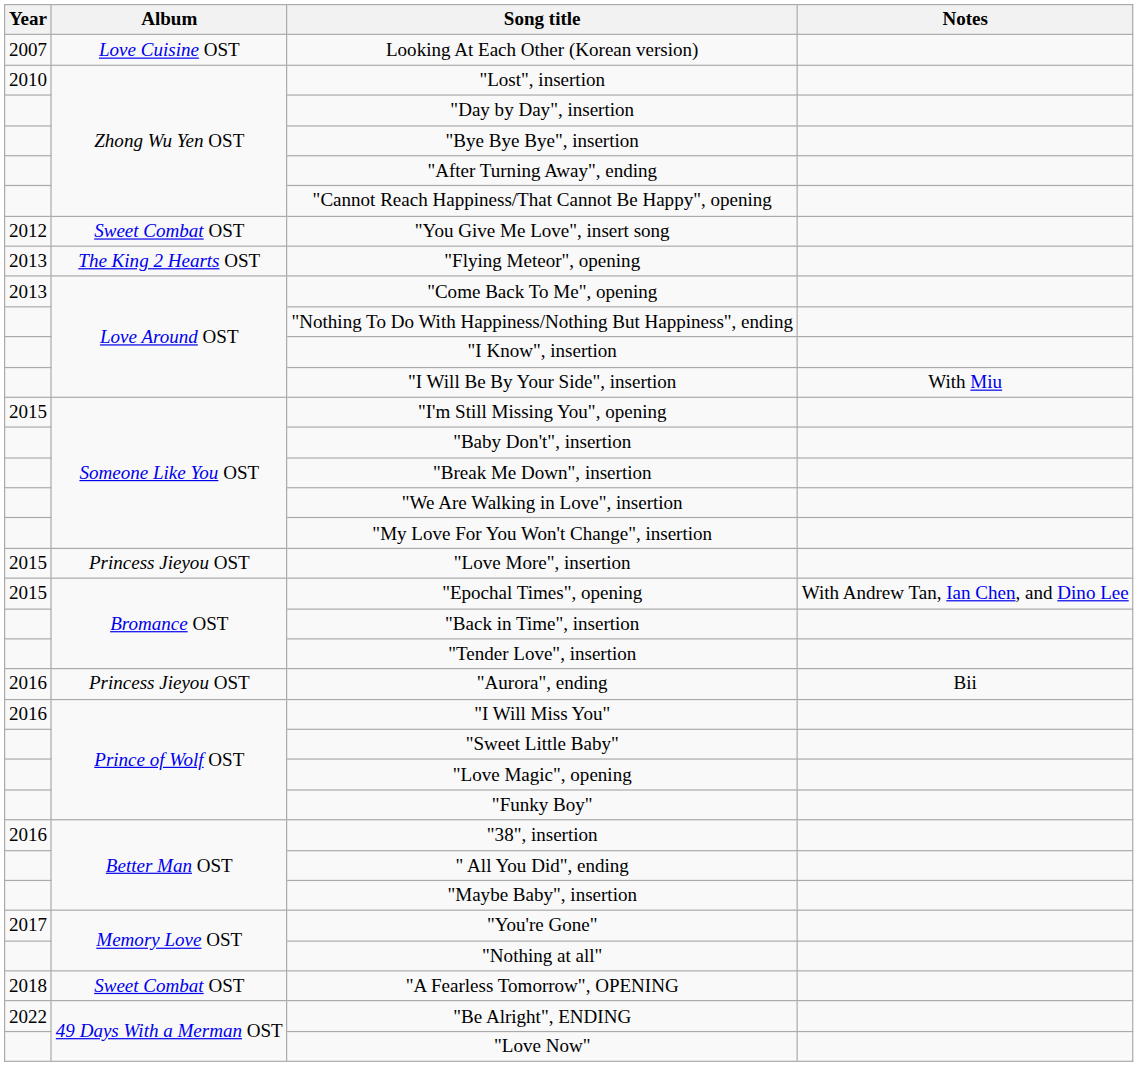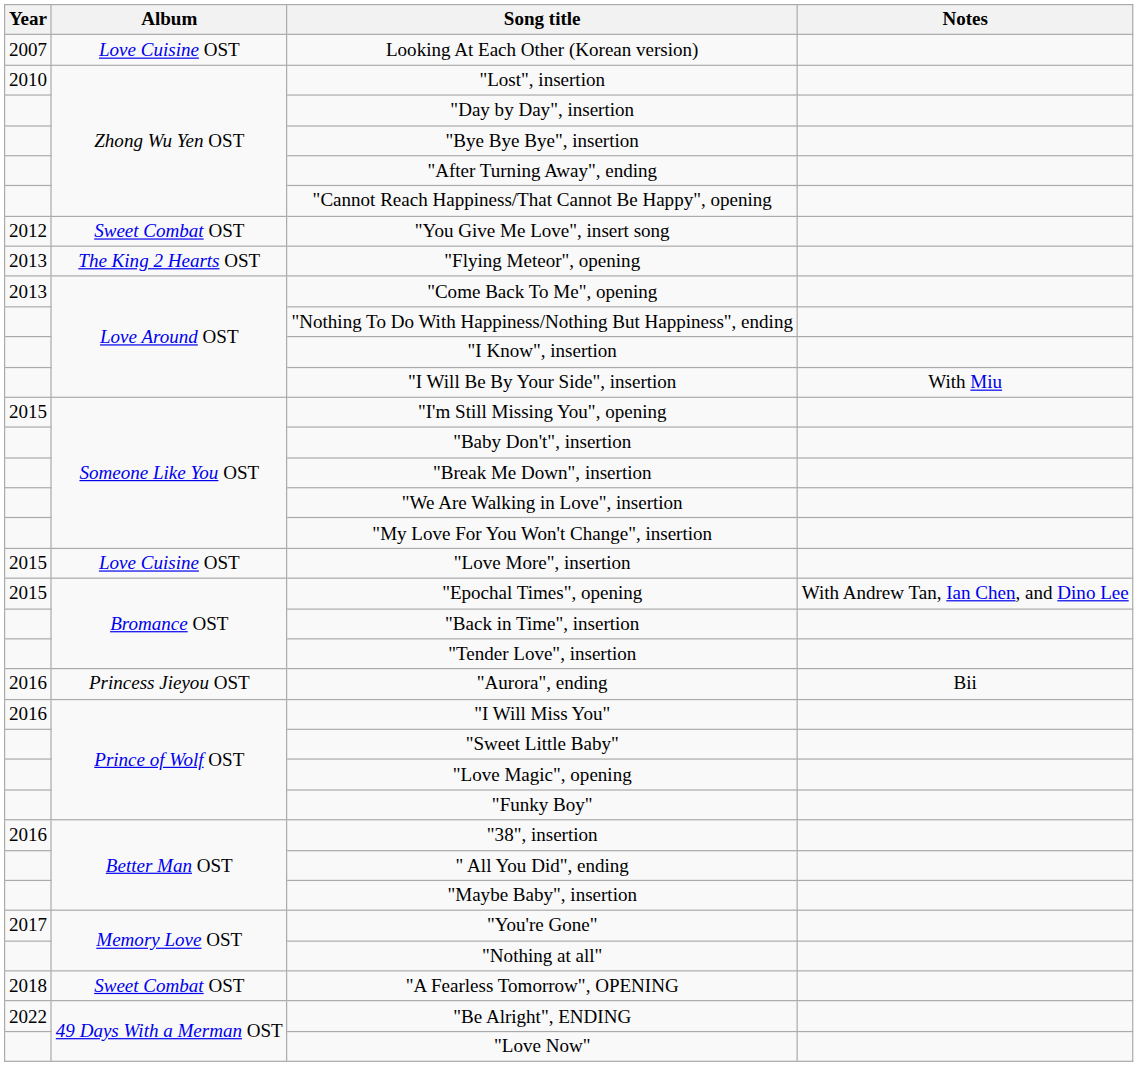(169, 563) Princess Jieyou OST -> (169, 563) Love Cuisine OST
